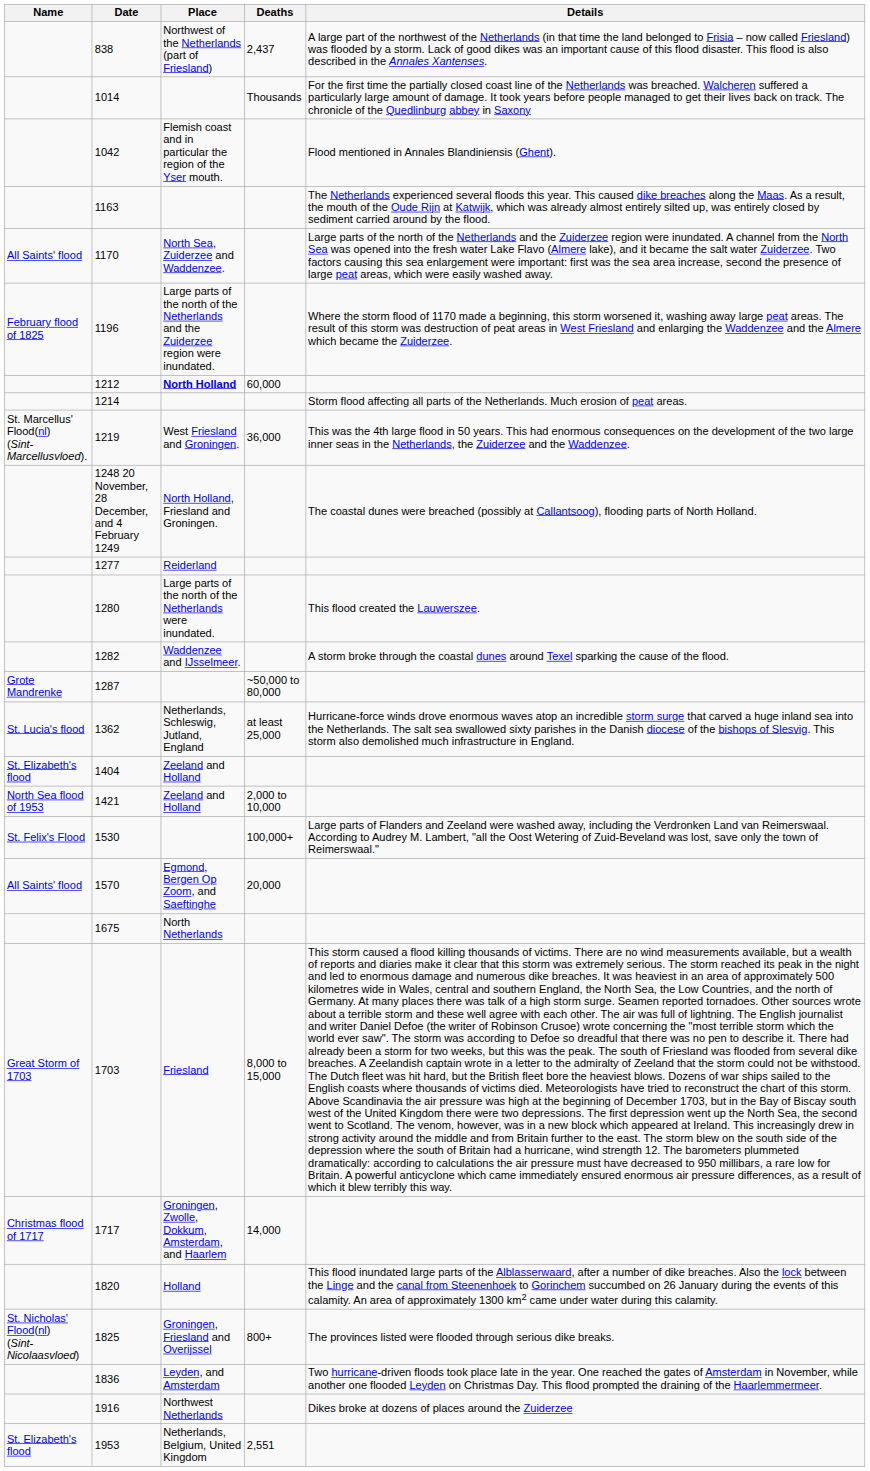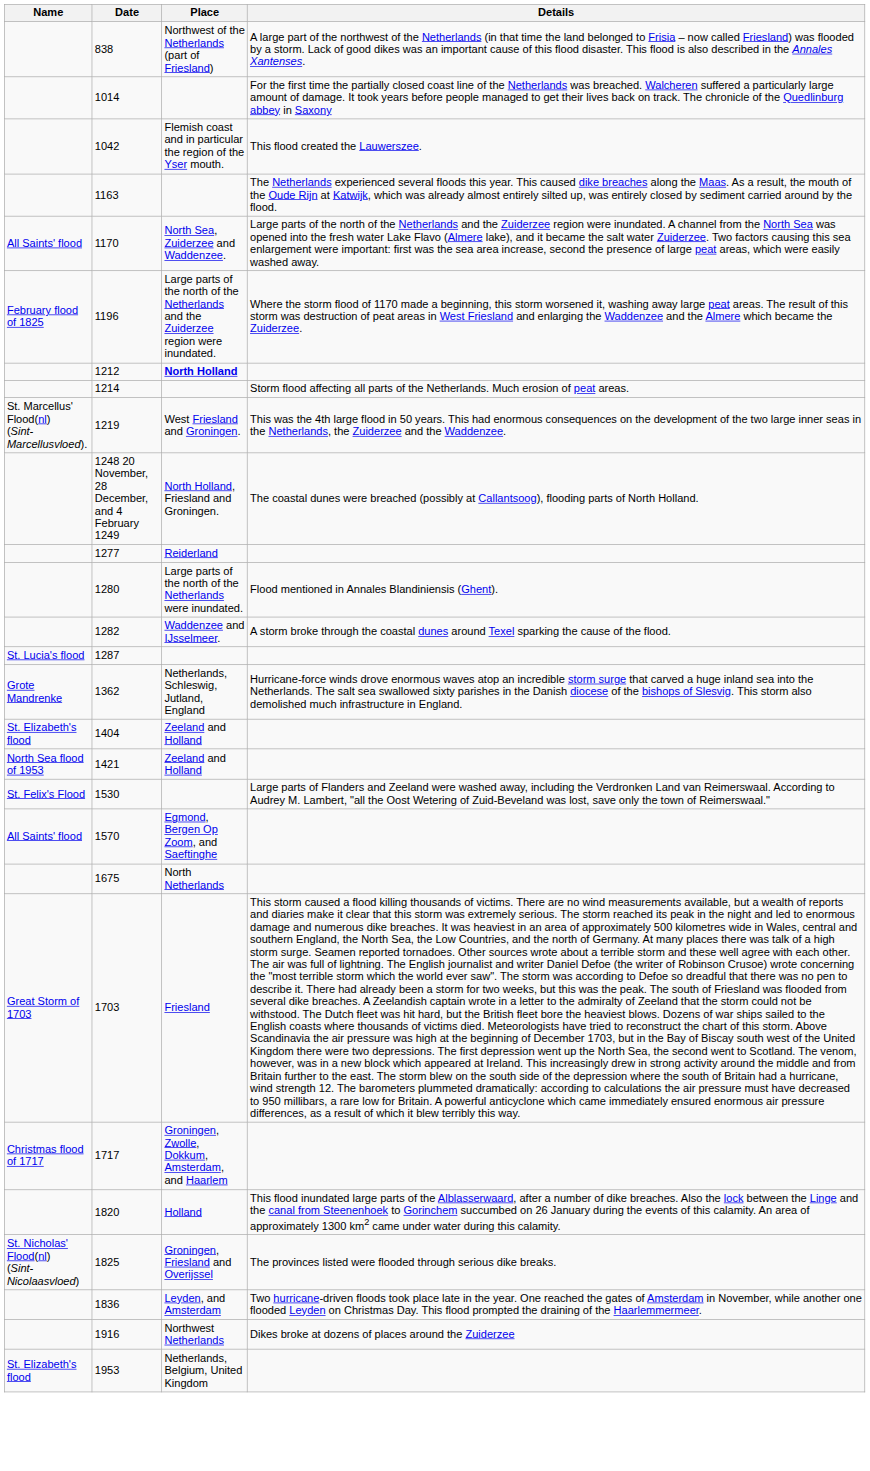- column: (275, 13)
(432, 152) Flood mentioned in Annales Blandiniensis (Ghent). -> (336, 146) This flood created the Lauwerszee.
(394, 608) This flood created the Lauwerszee. -> (374, 589) Flood mentioned in Annales Blandiniensis (Ghent).
(35, 686) Grote Mandrenke -> (46, 655) St. Lucia's flood
(46, 729) St. Lucia's flood -> (35, 691) Grote Mandrenke
